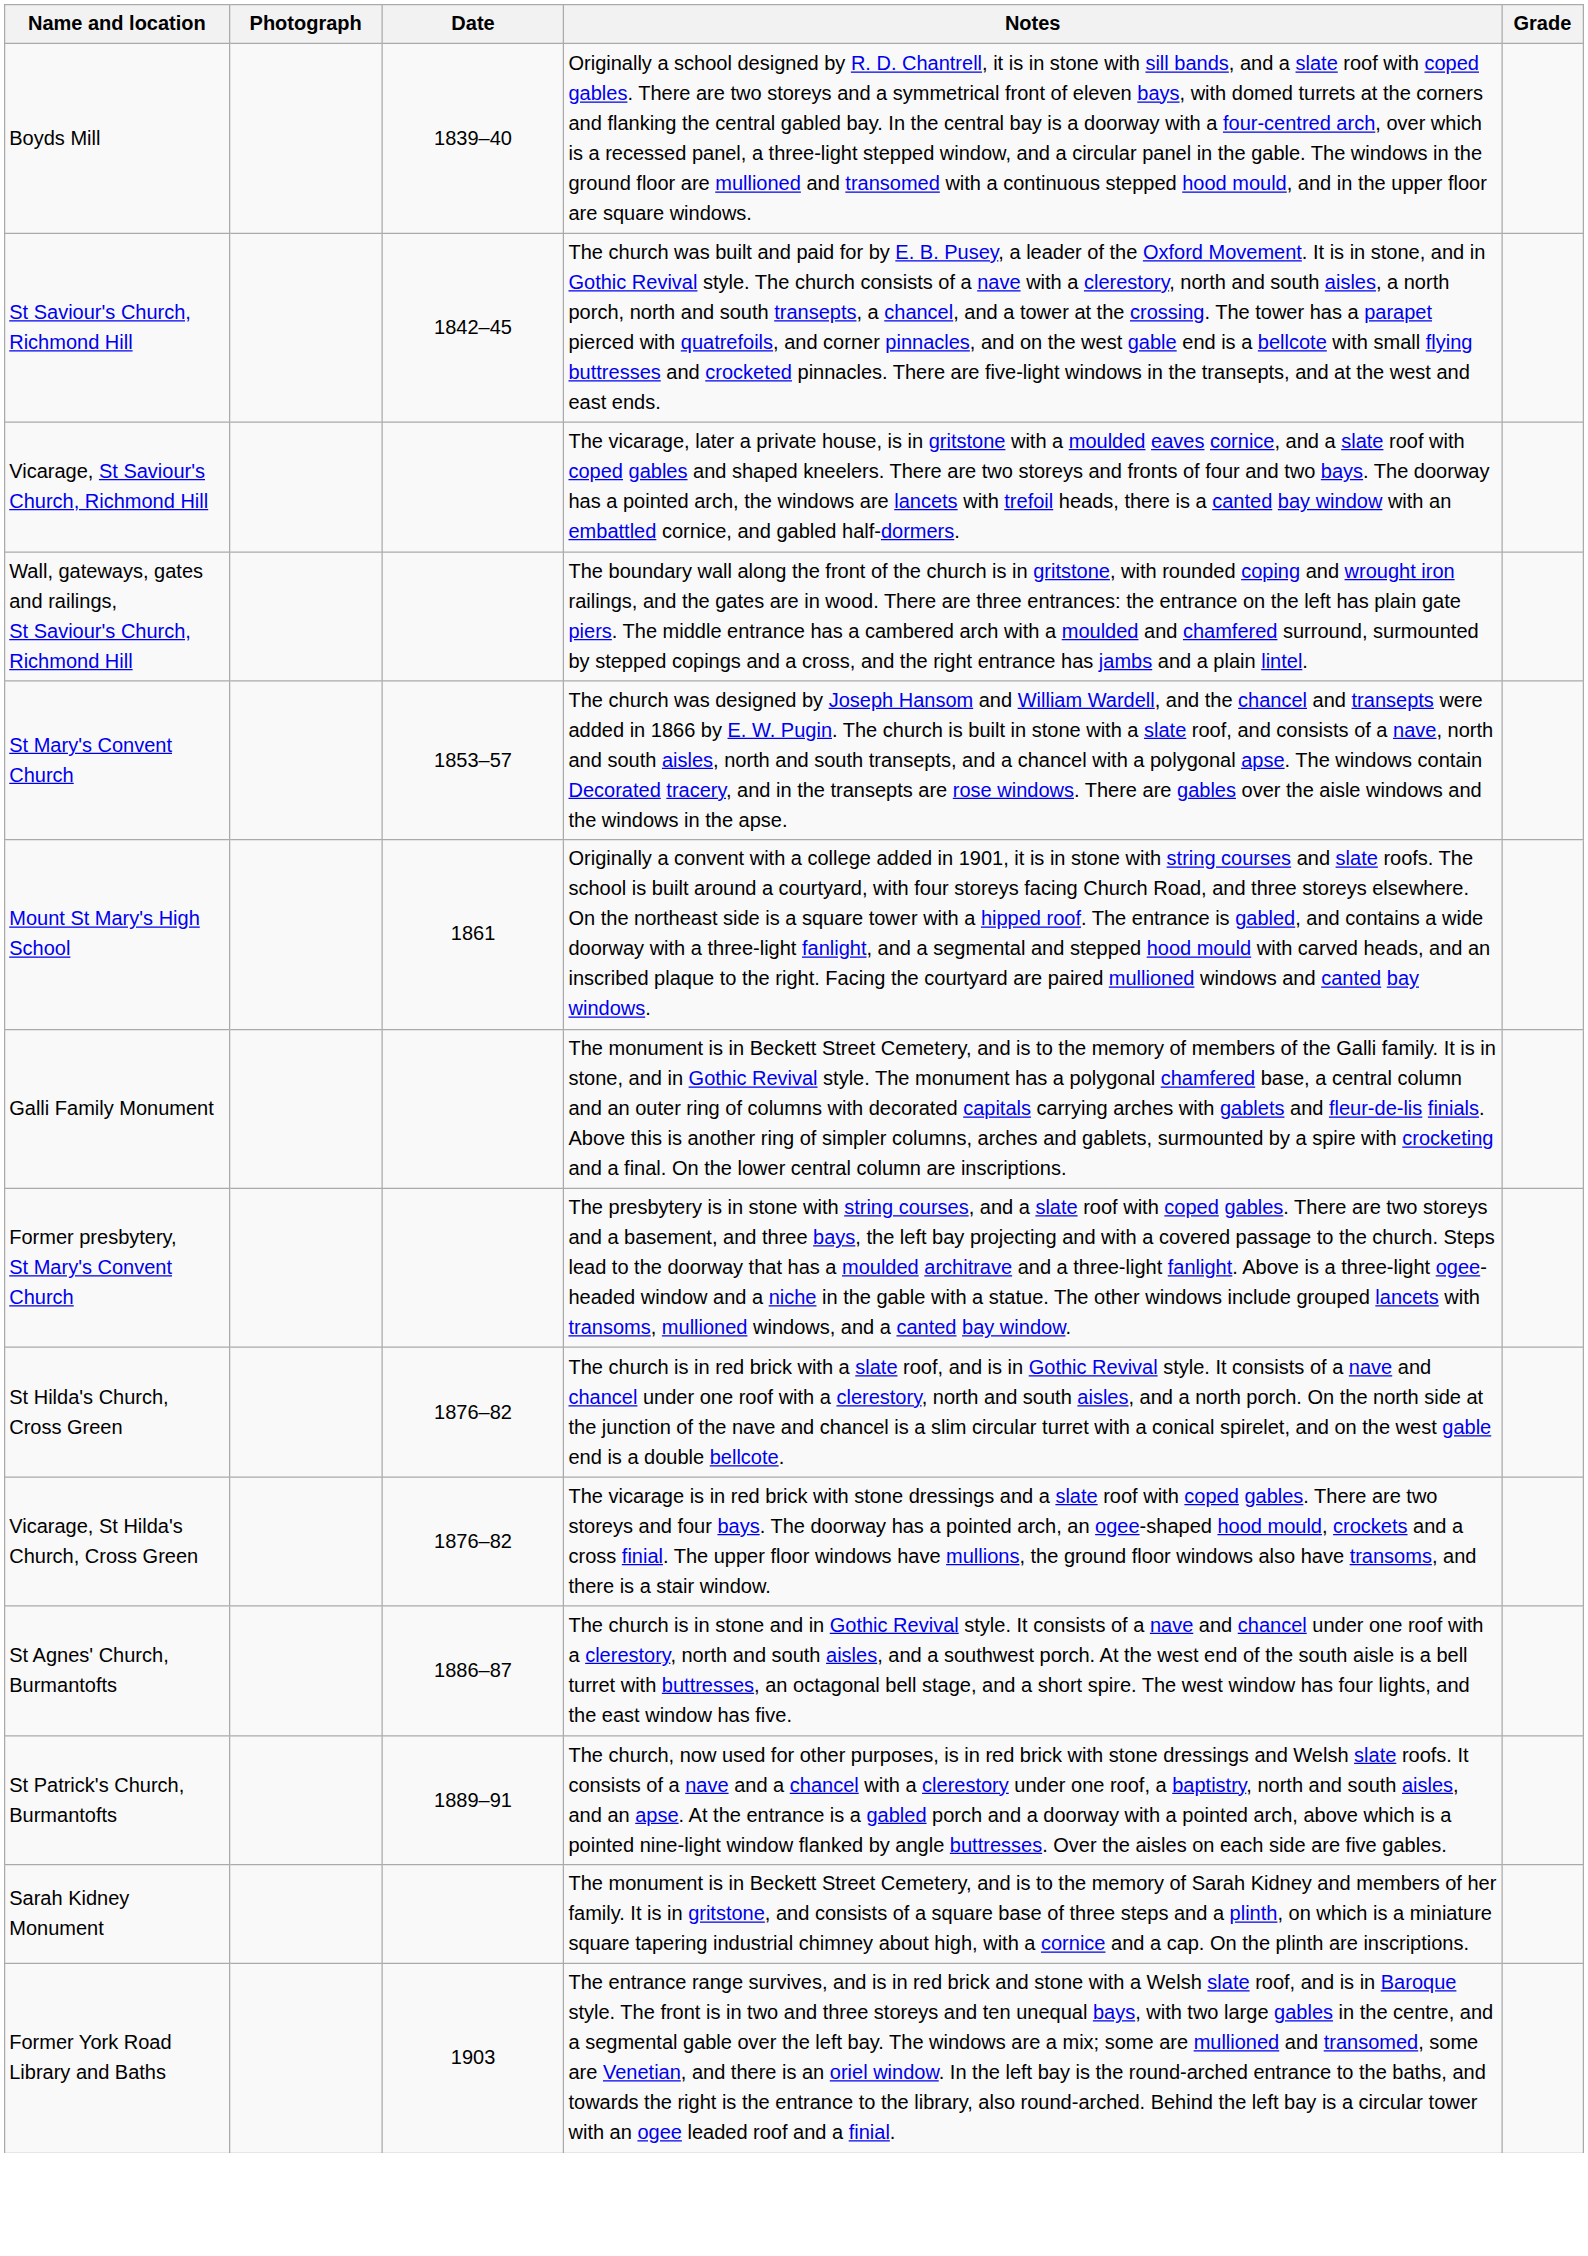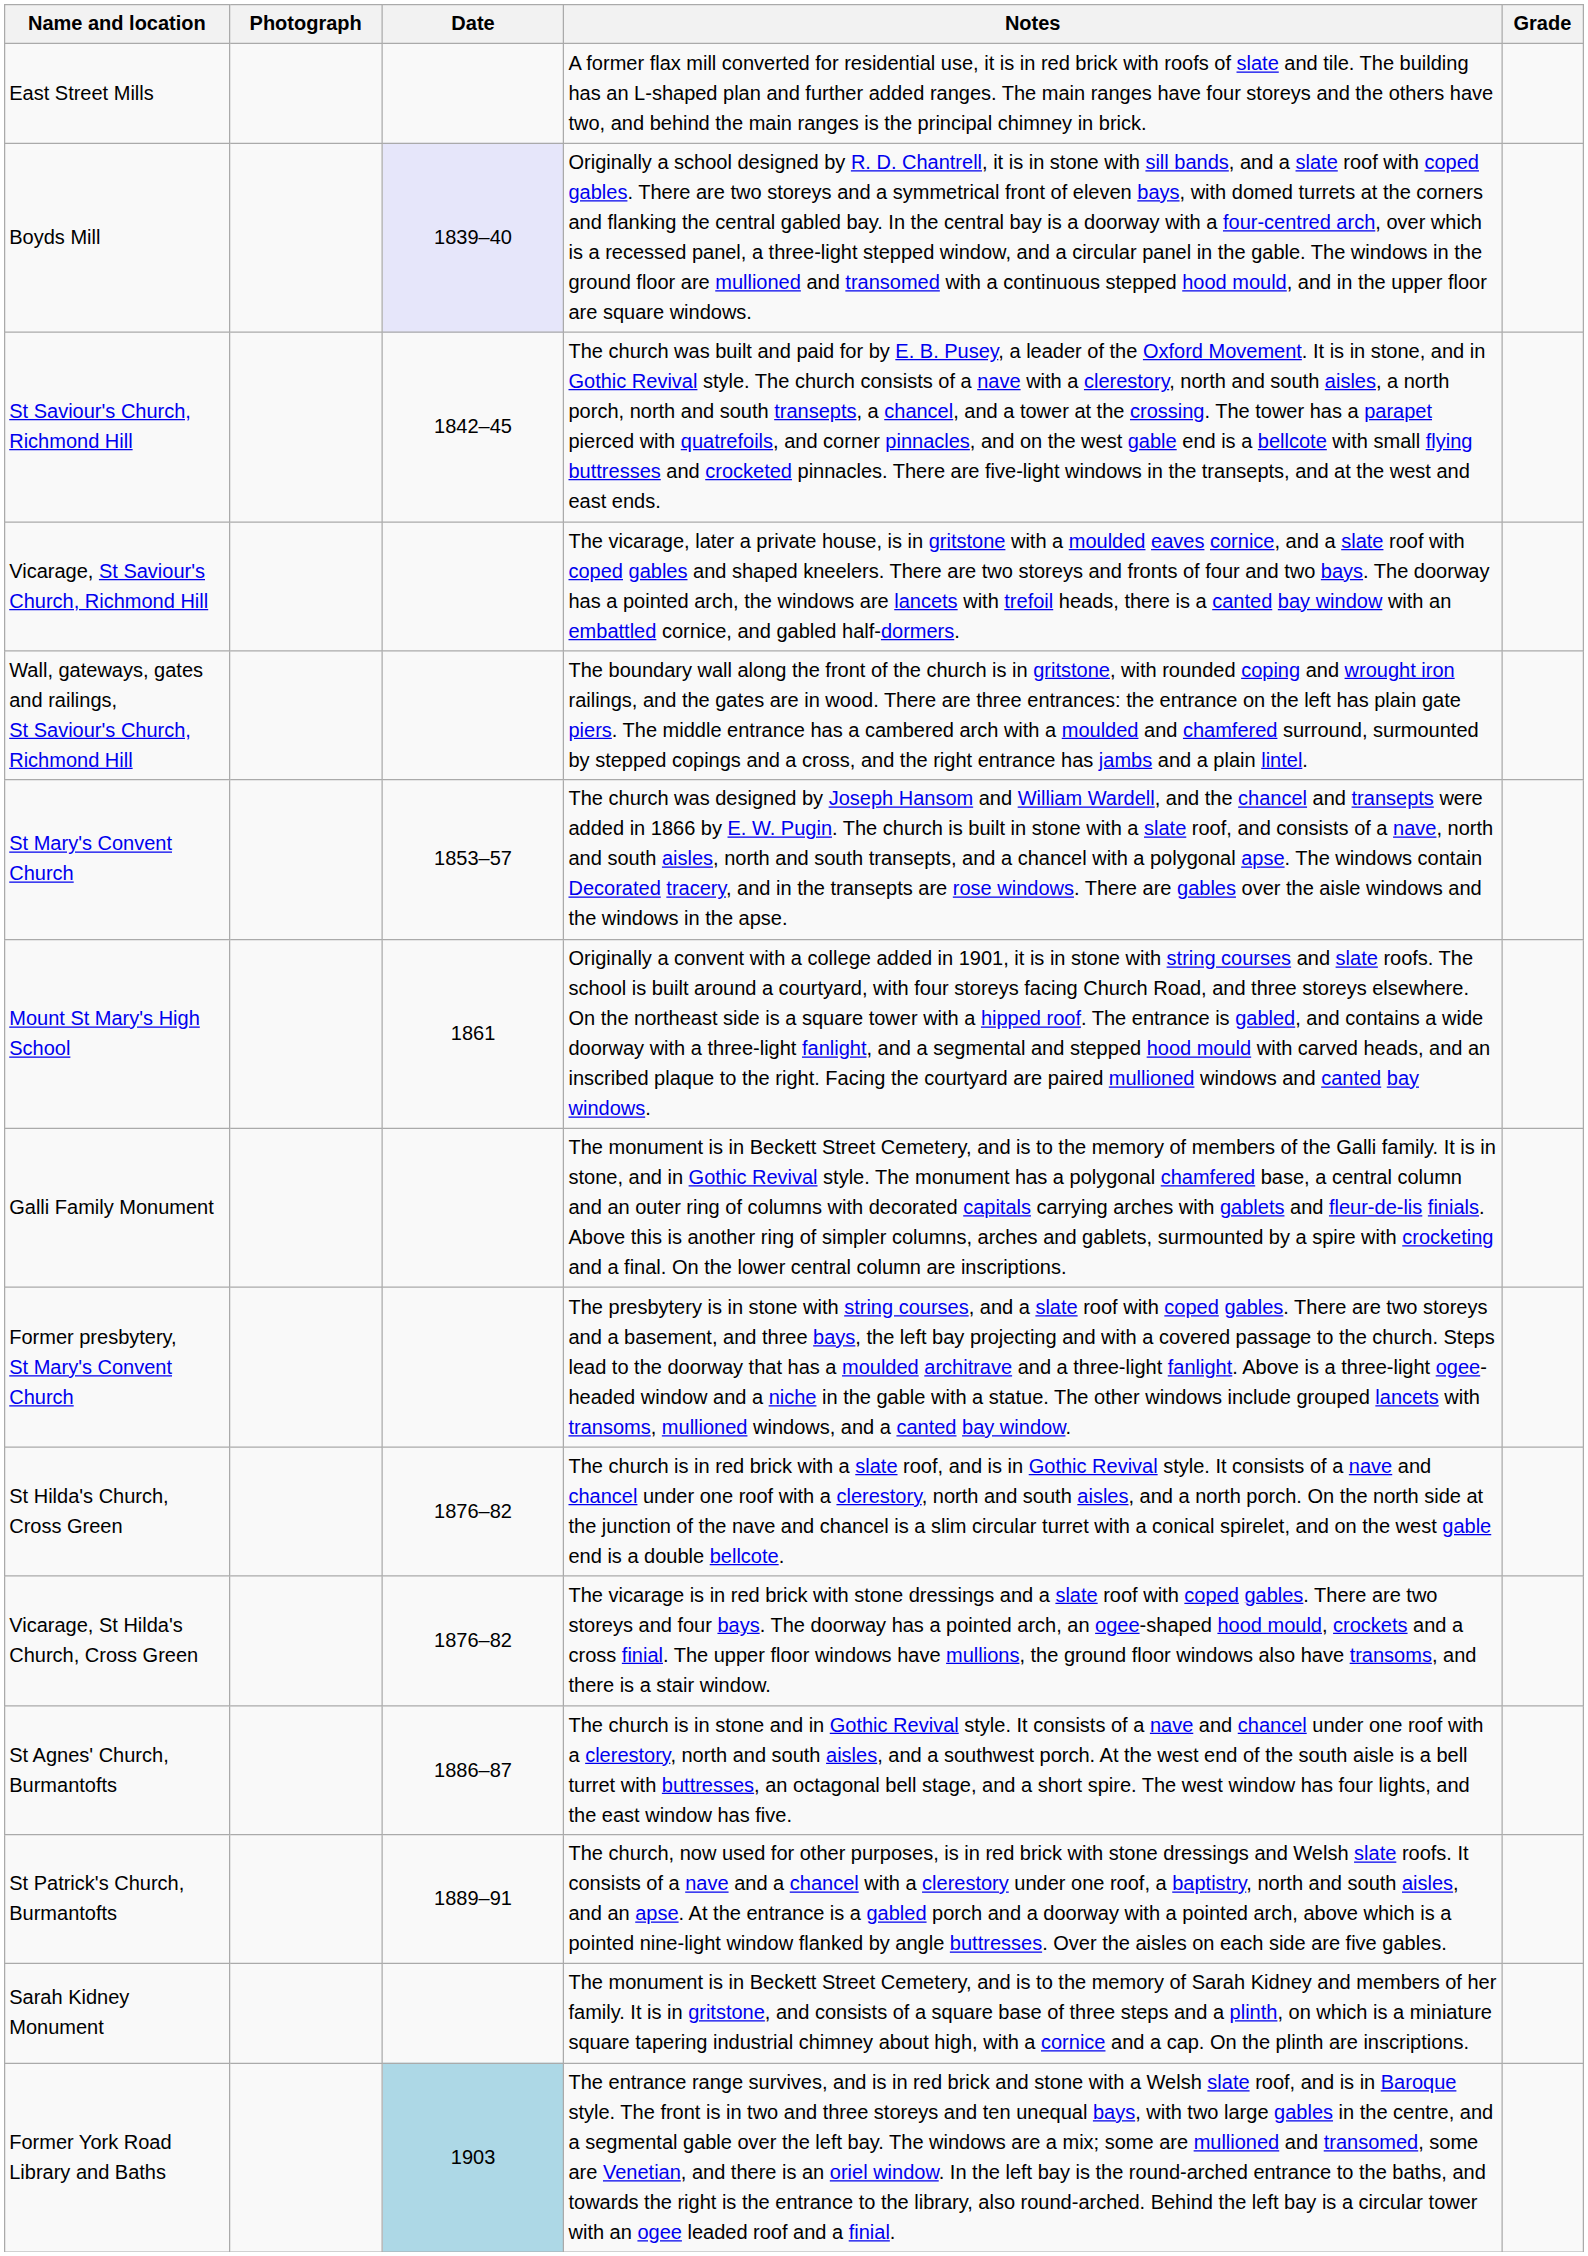+ row: (81, 93)
(473, 138) no background -> (473, 237) lavender background
(473, 2058) no background -> (473, 2157) lightblue background
